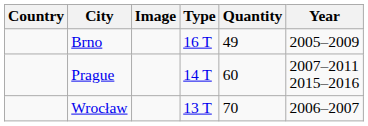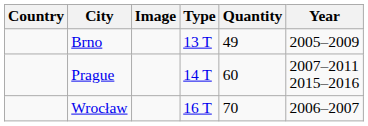(198, 41) 16 T -> (198, 41) 13 T
(198, 108) 13 T -> (198, 108) 16 T
